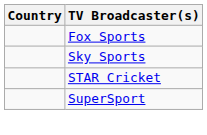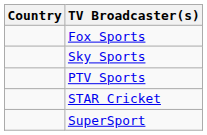+ row: (107, 78)
